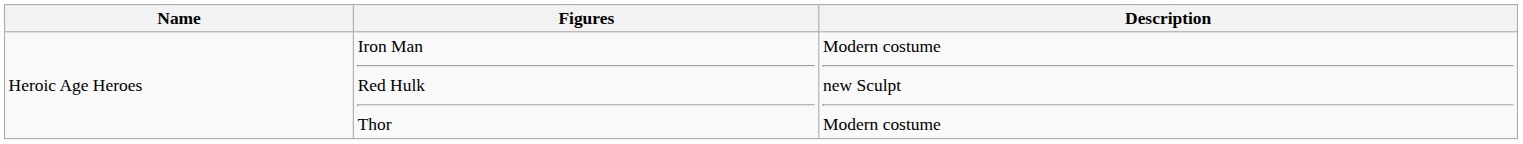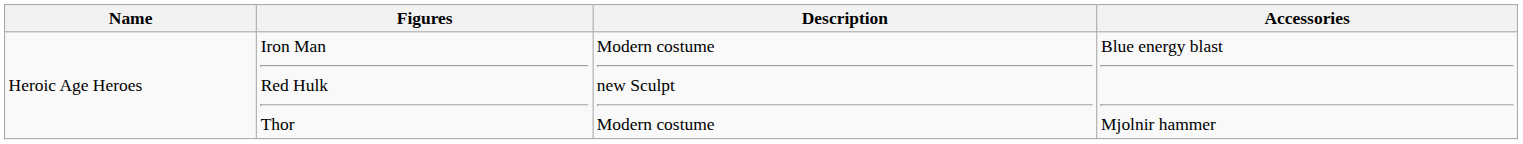+ column: (1307, 18)
